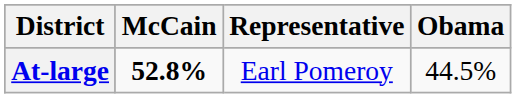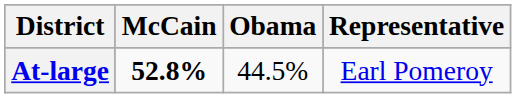columns swapped: (461, 26) <-> (317, 26)
